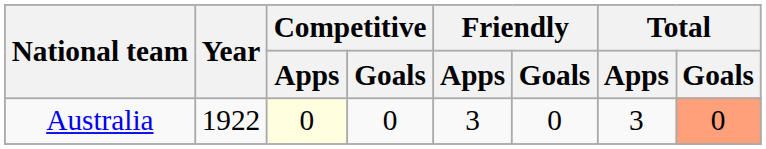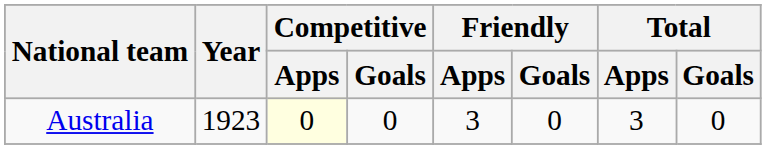(231, 120) 1922 -> (231, 120) 1923
(718, 120) lightsalmon background -> (718, 120) no background
